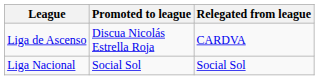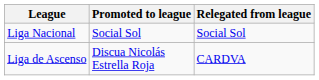rows swapped: (41, 65) <-> (47, 39)
